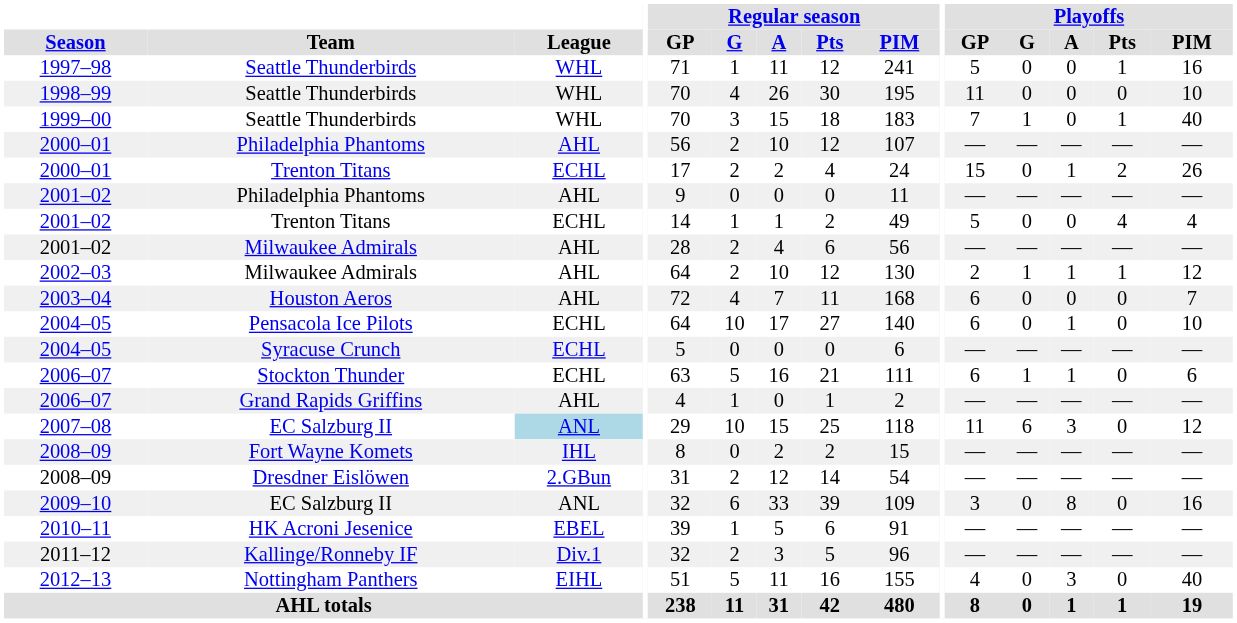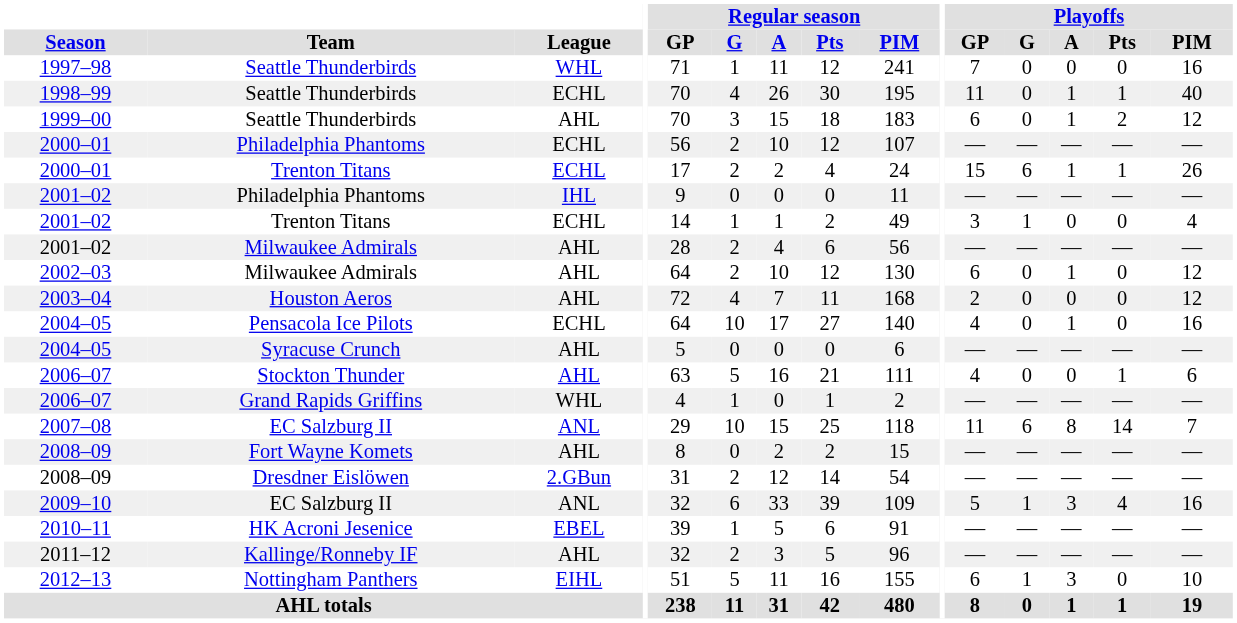(975, 67) 5 -> (975, 67) 7
(1122, 67) 1 -> (1122, 67) 0
(579, 93) WHL -> (579, 93) ECHL
(1071, 93) 0 -> (1071, 93) 1
(1122, 93) 0 -> (1122, 93) 1
(1192, 93) 10 -> (1192, 93) 40
(579, 119) WHL -> (579, 119) AHL
(975, 119) 7 -> (975, 119) 6
(1027, 119) 1 -> (1027, 119) 0
(1071, 119) 0 -> (1071, 119) 1
(1122, 119) 1 -> (1122, 119) 2
(1192, 119) 40 -> (1192, 119) 12
(579, 144) AHL -> (579, 144) ECHL
(1027, 170) 0 -> (1027, 170) 6
(1122, 170) 2 -> (1122, 170) 1
(579, 195) AHL -> (579, 195) IHL
(975, 221) 5 -> (975, 221) 3
(1027, 221) 0 -> (1027, 221) 1
(1122, 221) 4 -> (1122, 221) 0
(975, 272) 2 -> (975, 272) 6
(1027, 272) 1 -> (1027, 272) 0
(1122, 272) 1 -> (1122, 272) 0
(975, 298) 6 -> (975, 298) 2
(1192, 298) 7 -> (1192, 298) 12
(975, 323) 6 -> (975, 323) 4
(1192, 323) 10 -> (1192, 323) 16
(579, 349) ECHL -> (579, 349) AHL
(579, 375) ECHL -> (579, 375) AHL
(975, 375) 6 -> (975, 375) 4
(1027, 375) 1 -> (1027, 375) 0
(1071, 375) 1 -> (1071, 375) 0
(1122, 375) 0 -> (1122, 375) 1
(579, 400) AHL -> (579, 400) WHL
(579, 426) lightblue background -> (579, 426) no background
(1071, 426) 3 -> (1071, 426) 8
(1122, 426) 0 -> (1122, 426) 14
(1192, 426) 12 -> (1192, 426) 7
(579, 451) IHL -> (579, 451) AHL
(975, 503) 3 -> (975, 503) 5
(1027, 503) 0 -> (1027, 503) 1
(1071, 503) 8 -> (1071, 503) 3
(1122, 503) 0 -> (1122, 503) 4
(579, 554) Div.1 -> (579, 554) AHL
(975, 579) 4 -> (975, 579) 6
(1027, 579) 0 -> (1027, 579) 1
(1192, 579) 40 -> (1192, 579) 10
